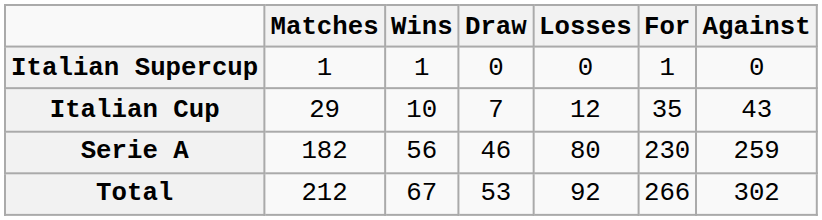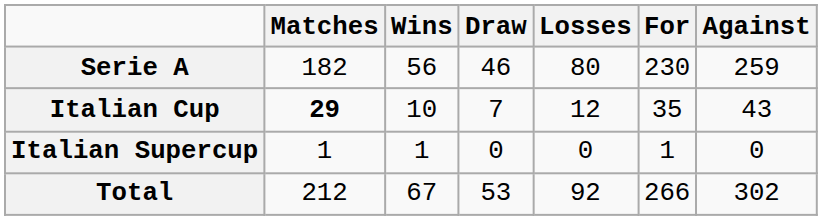rows swapped: (135, 152) <-> (135, 68)
(325, 110) normal -> (325, 110) bold
